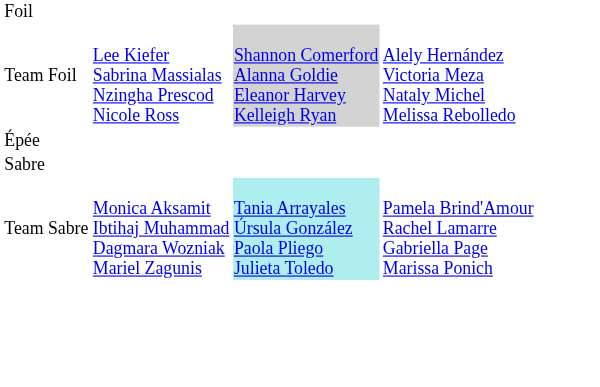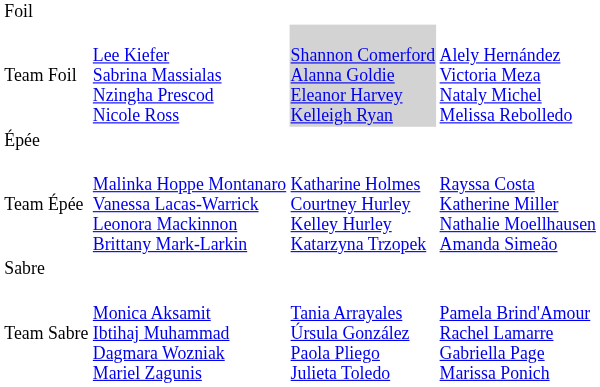+ row: (44, 204)
(293, 238) paleturquoise background -> (350, 343) no background
